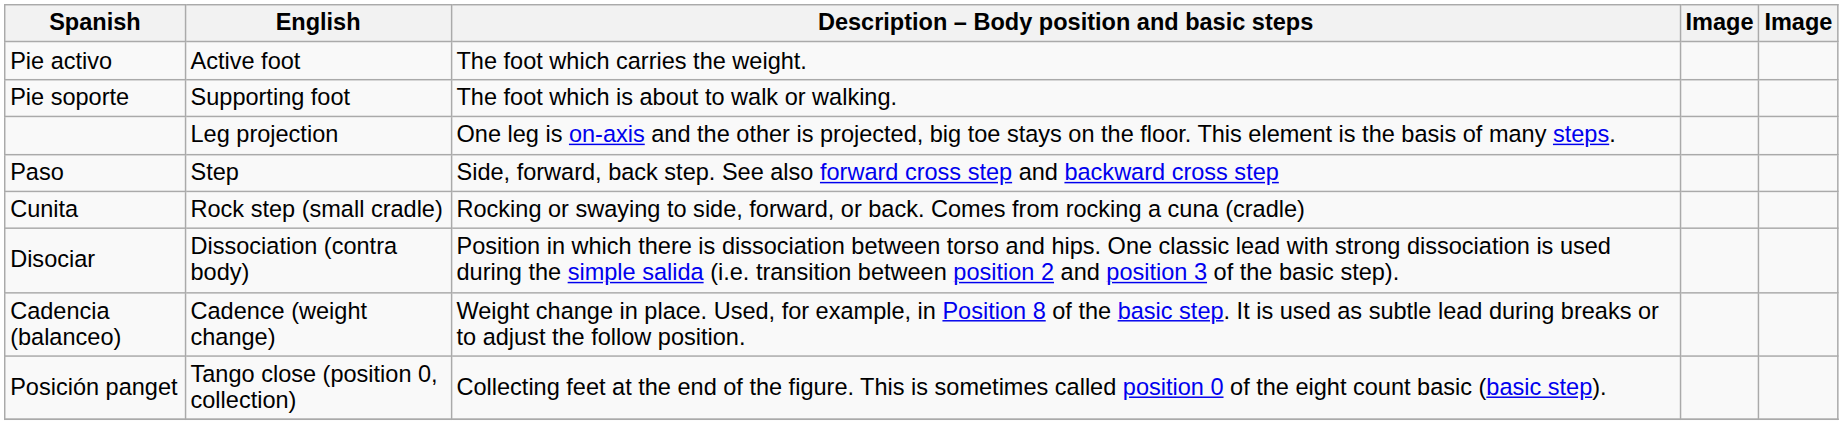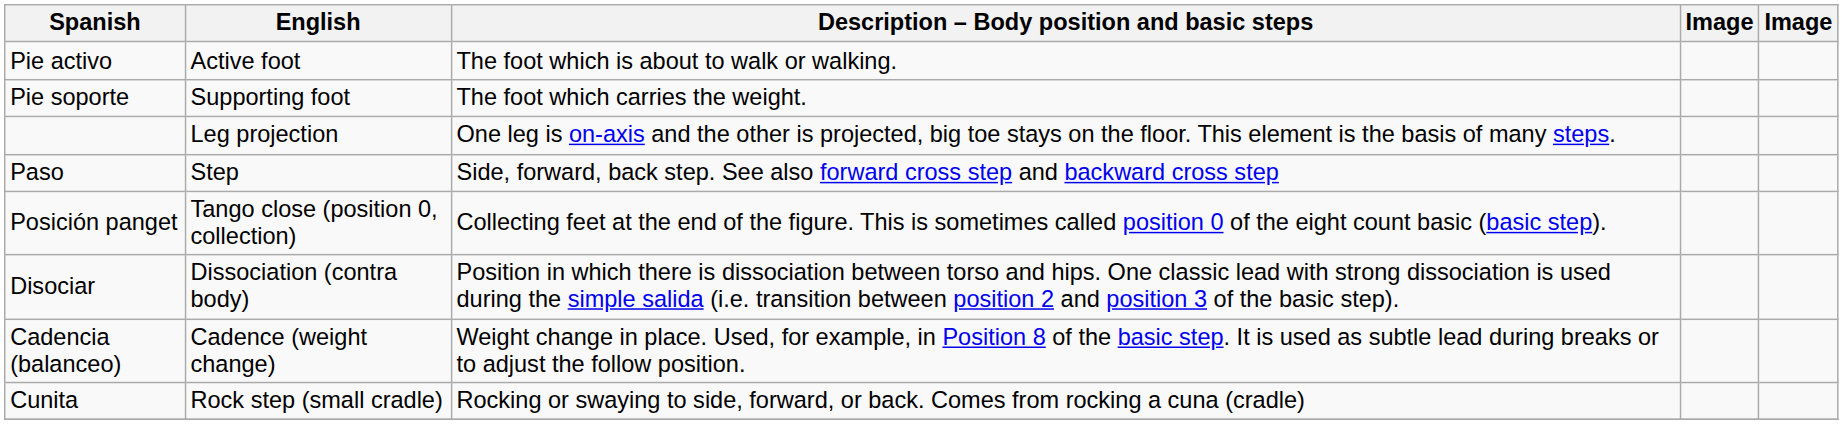(632, 60) The foot which carries the weight. -> (677, 60) The foot which is about to walk or walking.
(677, 97) The foot which is about to walk or walking. -> (632, 97) The foot which carries the weight.
rows swapped: (94, 387) <-> (44, 209)
